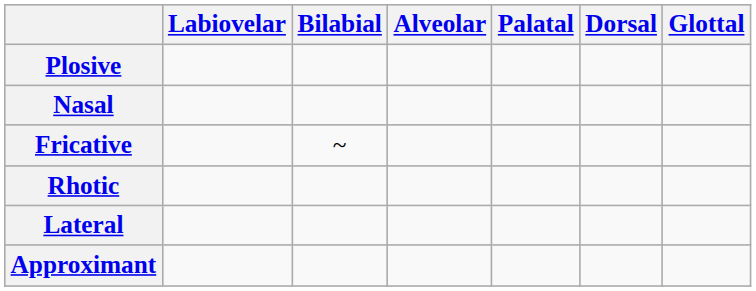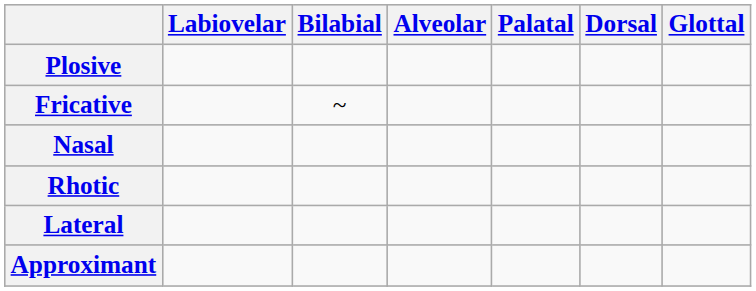rows swapped: (83, 104) <-> (83, 144)
